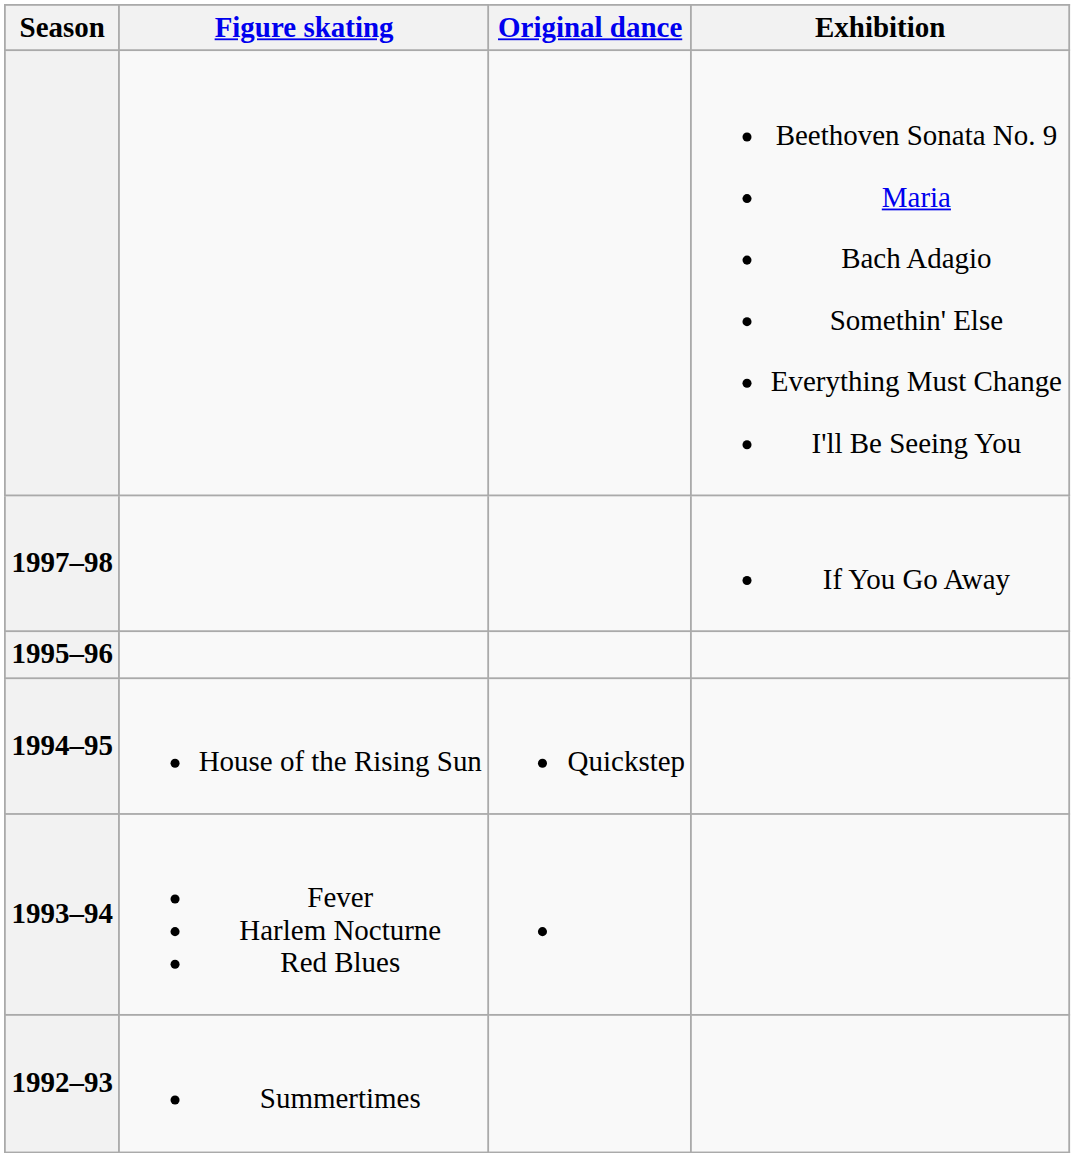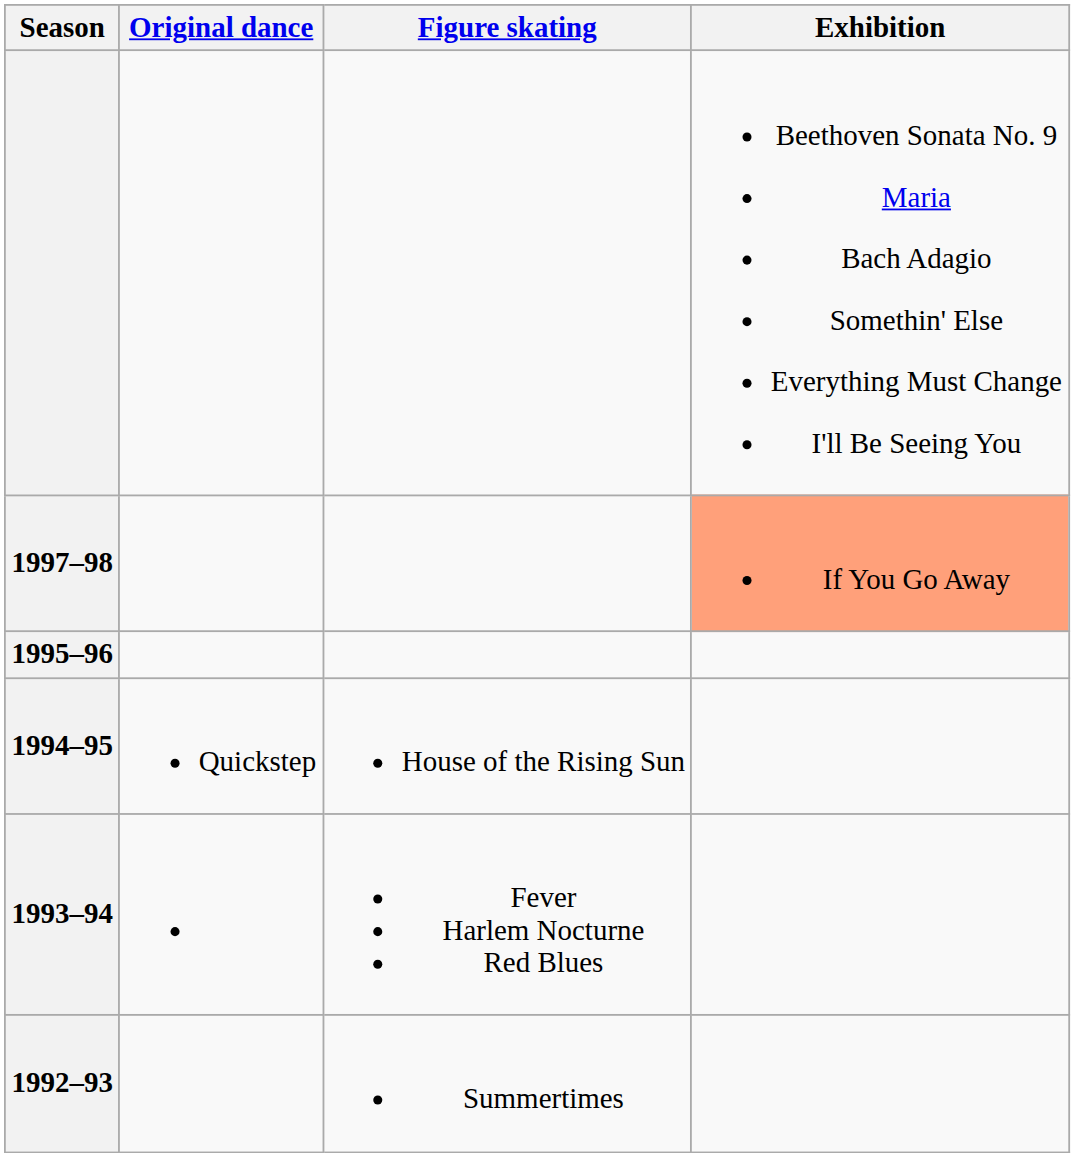columns swapped: (590, 27) <-> (304, 27)
(880, 579) no background -> (880, 579) lightsalmon background
